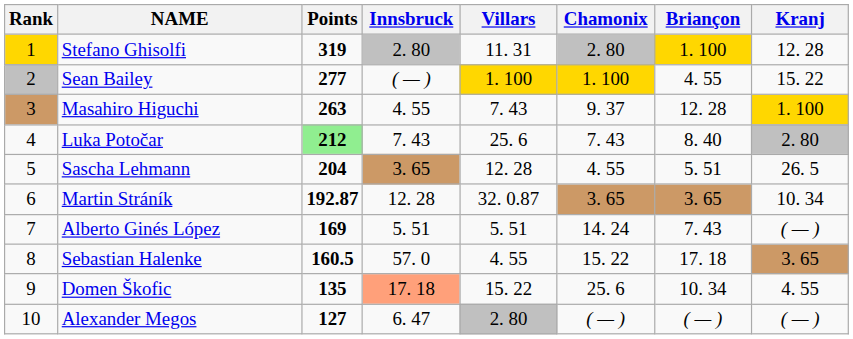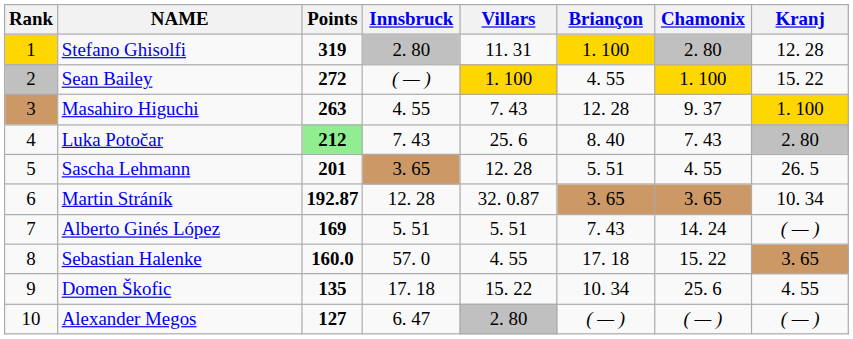columns swapped: (606, 19) <-> (703, 19)
(332, 79) 277 -> (332, 79) 272
(332, 169) 204 -> (332, 169) 201
(332, 259) 160.5 -> (332, 259) 160.0
(411, 288) lightsalmon background -> (411, 288) no background
